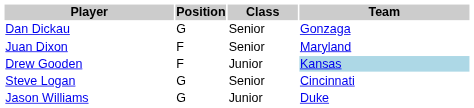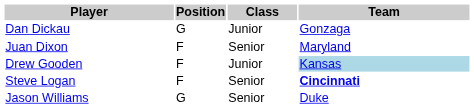(247, 29) Senior -> (245, 29) Junior
(181, 81) G -> (180, 81) F
(327, 81) normal -> (330, 81) bold
(246, 98) Junior -> (246, 98) Senior
